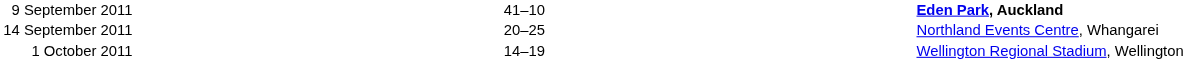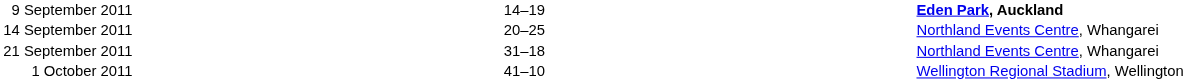(524, 9) 41–10 -> (524, 9) 14–19
+ row: (68, 51)
(524, 51) 14–19 -> (524, 71) 41–10
